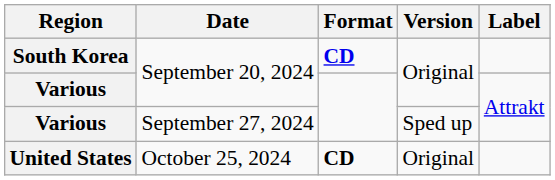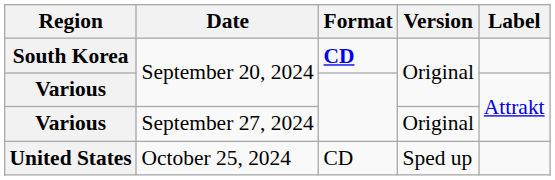(437, 123) Sped up -> (438, 123) Original
(339, 157) bold -> (338, 157) normal
(438, 157) Original -> (437, 157) Sped up
